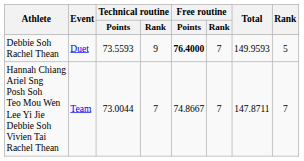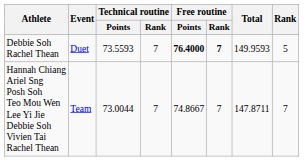(156, 48) 9 -> (156, 48) 7
(219, 48) normal -> (219, 48) bold
